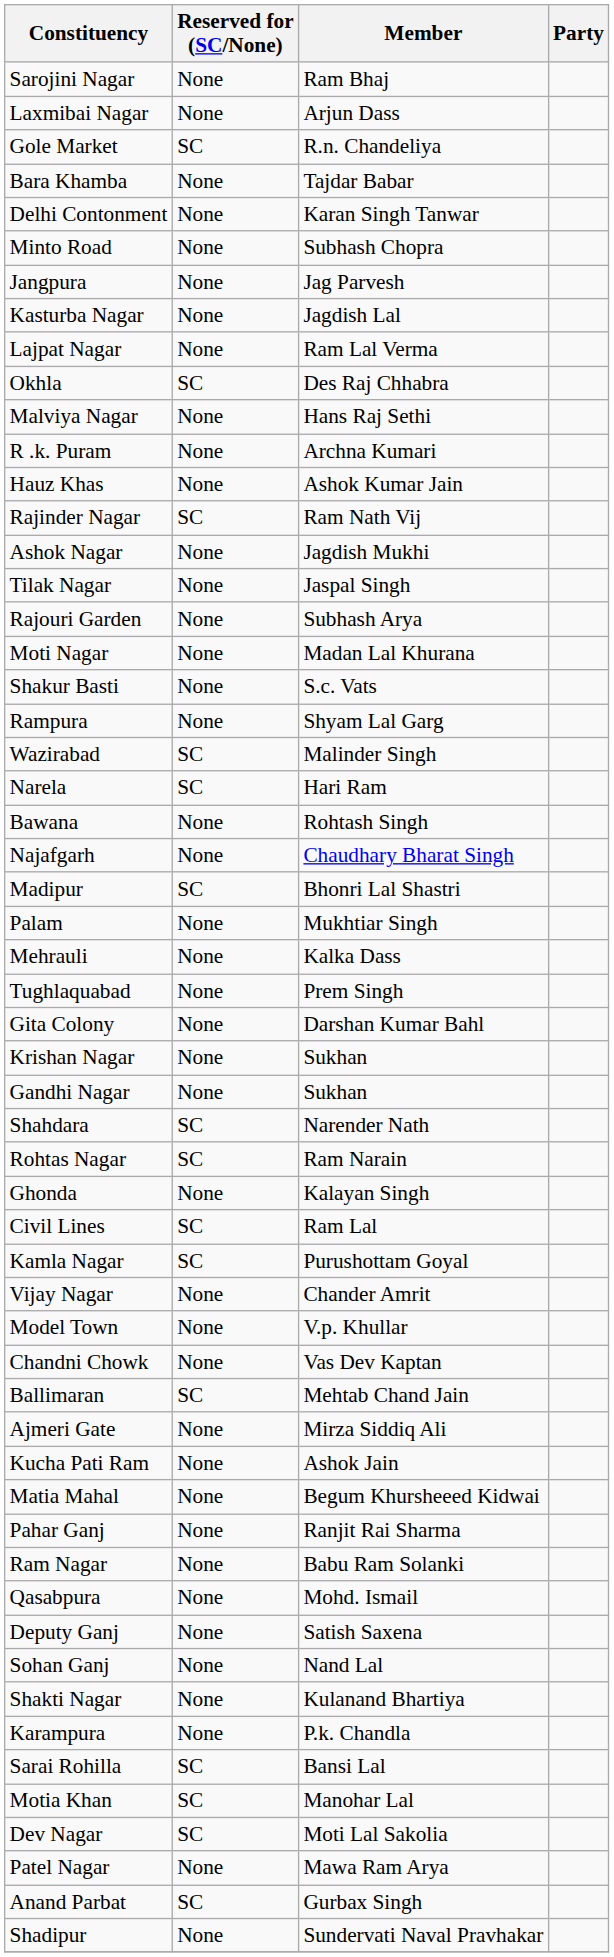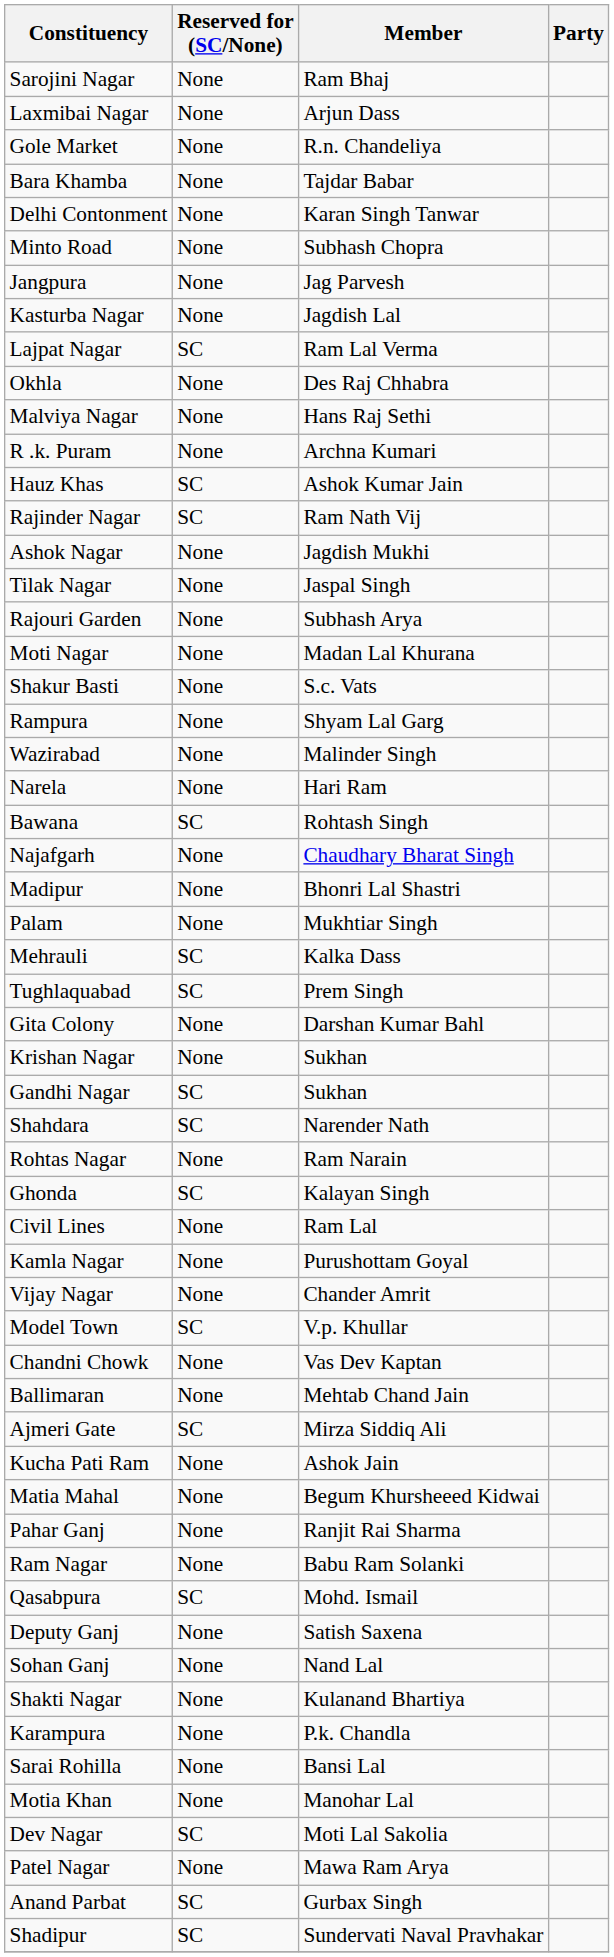(190, 146) SC -> (200, 146) None
(200, 349) None -> (190, 349) SC
(190, 382) SC -> (200, 382) None
(200, 484) None -> (190, 484) SC
(190, 754) SC -> (200, 754) None
(190, 787) SC -> (200, 787) None
(200, 821) None -> (190, 821) SC
(190, 889) SC -> (200, 889) None
(200, 956) None -> (190, 956) SC
(200, 990) None -> (190, 990) SC
(200, 1091) None -> (190, 1091) SC
(190, 1159) SC -> (200, 1159) None
(200, 1192) None -> (190, 1192) SC
(190, 1226) SC -> (200, 1226) None
(190, 1260) SC -> (200, 1260) None
(200, 1327) None -> (190, 1327) SC
(190, 1395) SC -> (200, 1395) None
(200, 1429) None -> (190, 1429) SC
(200, 1597) None -> (190, 1597) SC
(190, 1766) SC -> (200, 1766) None
(190, 1800) SC -> (200, 1800) None
(200, 1935) None -> (190, 1935) SC
